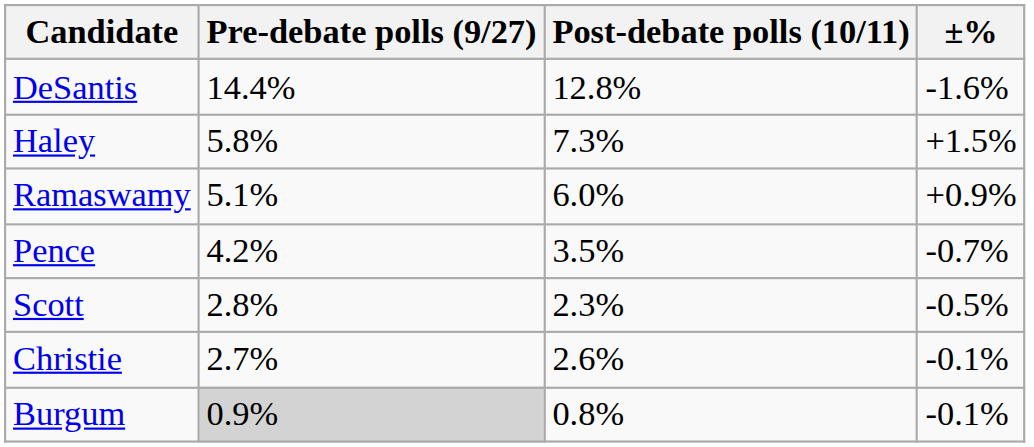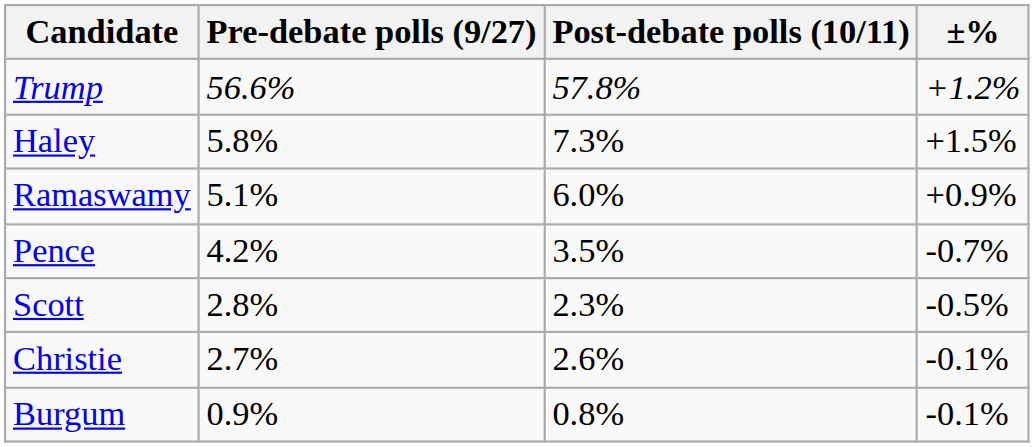+ row: (58, 86)
- row: (75, 86)
(242, 413) lightgrey background -> (242, 413) no background
